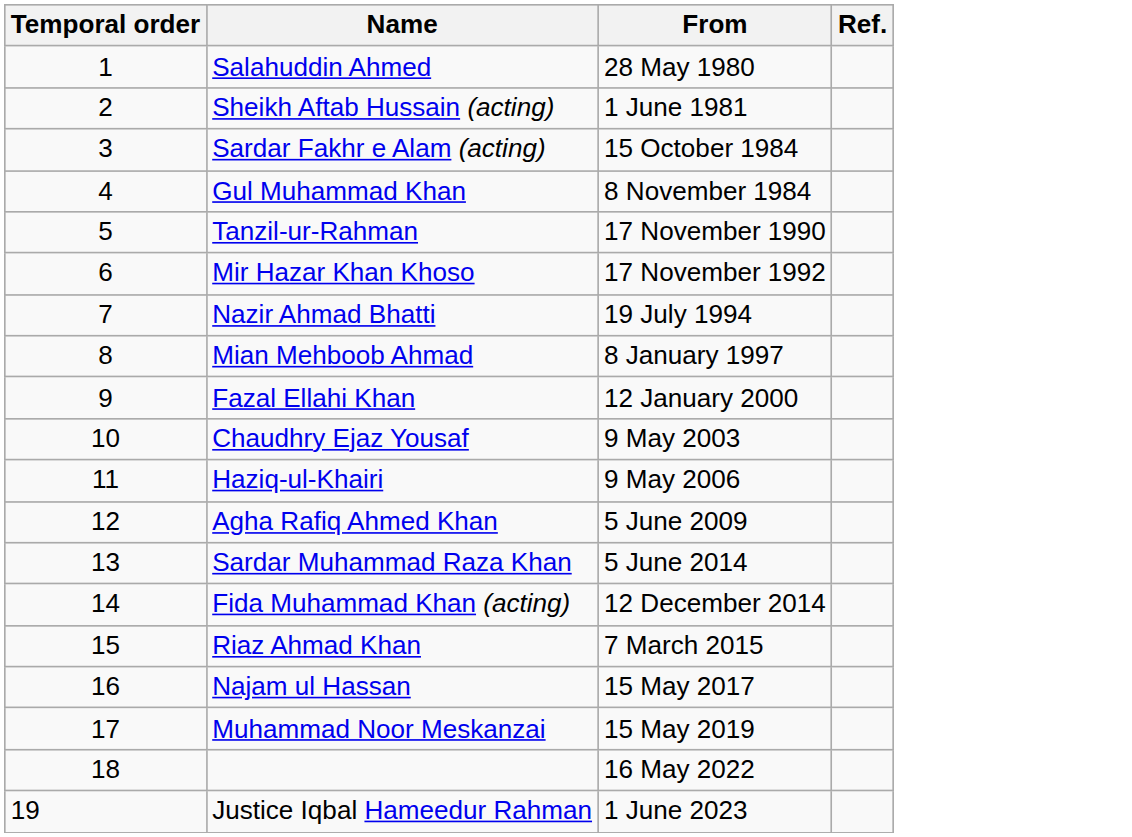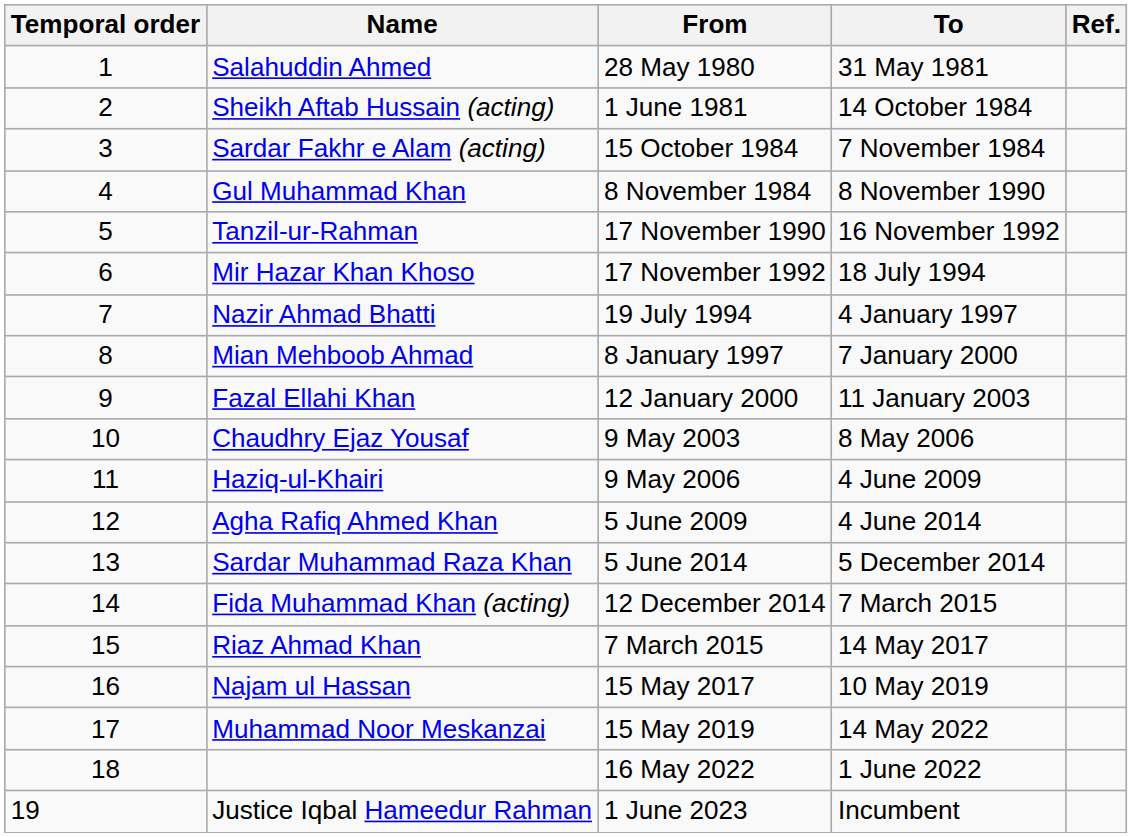+ column: (949, 25)
